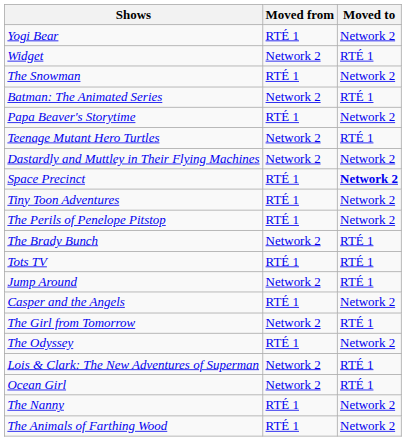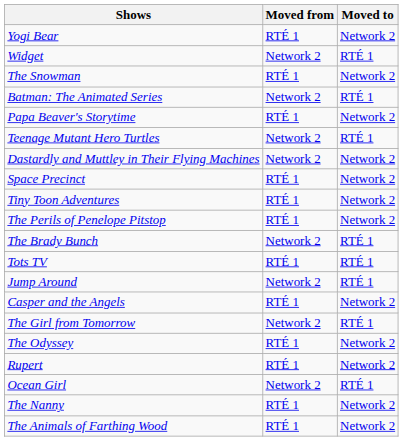(369, 179) bold -> (368, 179) normal
- row: (133, 364)
+ row: (25, 364)
